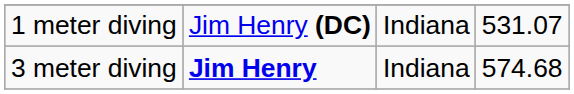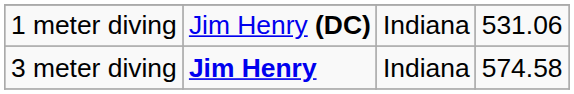(522, 25) 531.07 -> (522, 25) 531.06
(522, 67) 574.68 -> (522, 67) 574.58
